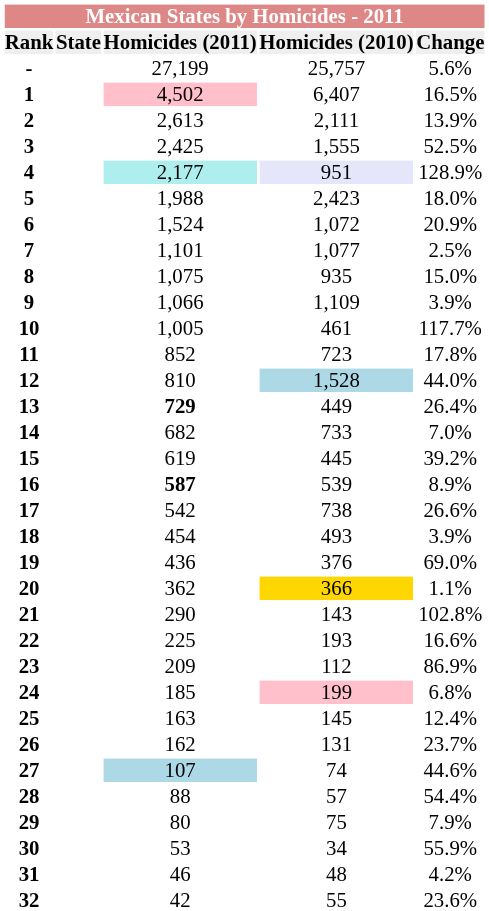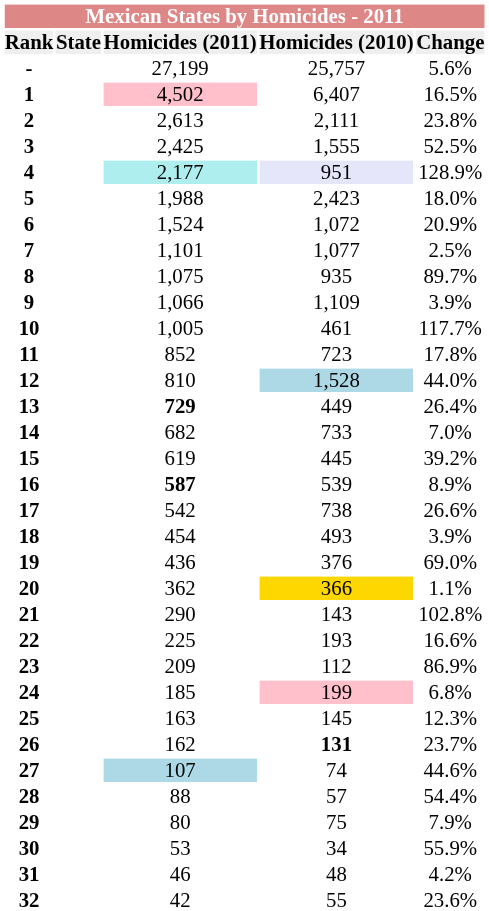(450, 120) 13.9% -> (450, 120) 23.8%
(450, 276) 15.0% -> (450, 276) 89.7%
(450, 718) 12.4% -> (450, 718) 12.3%
(336, 744) normal -> (336, 744) bold
